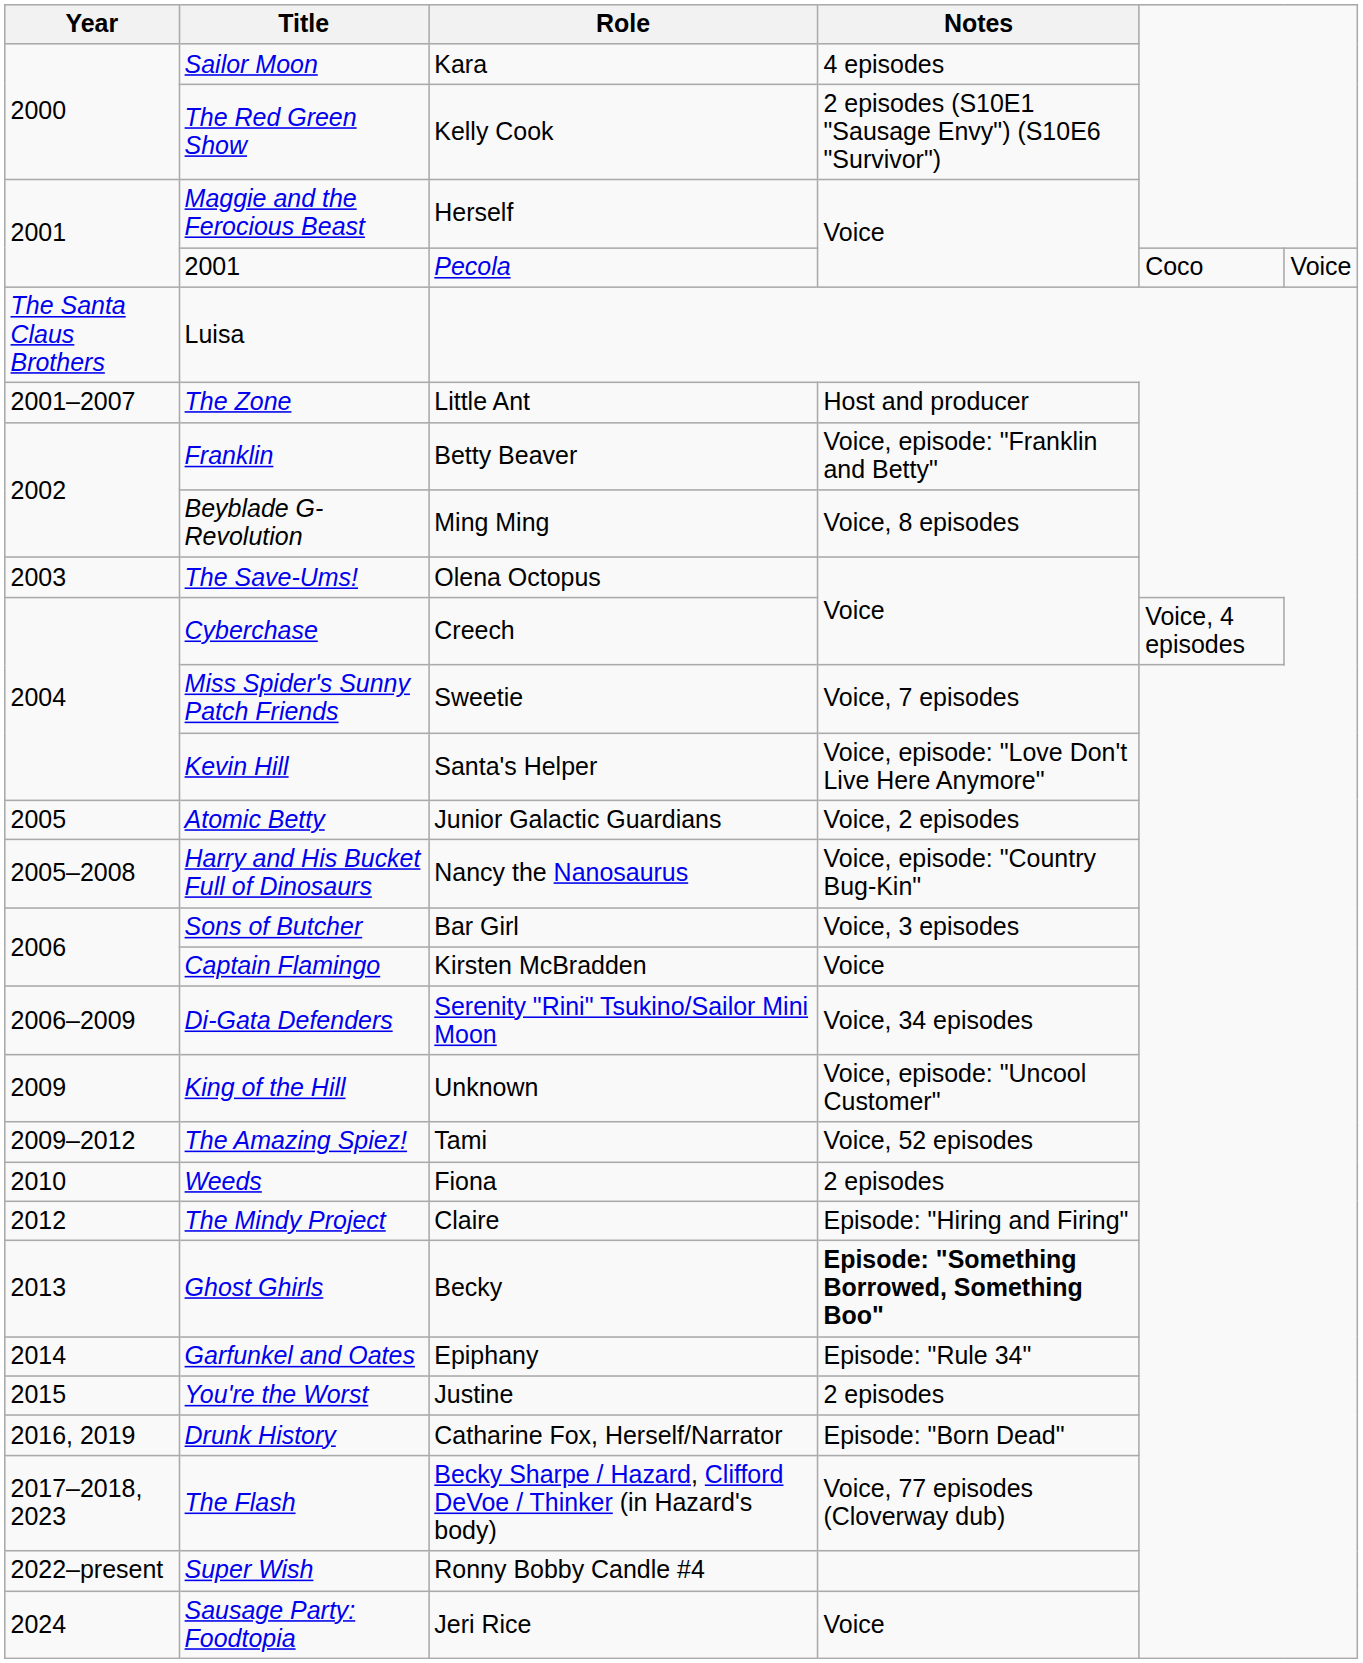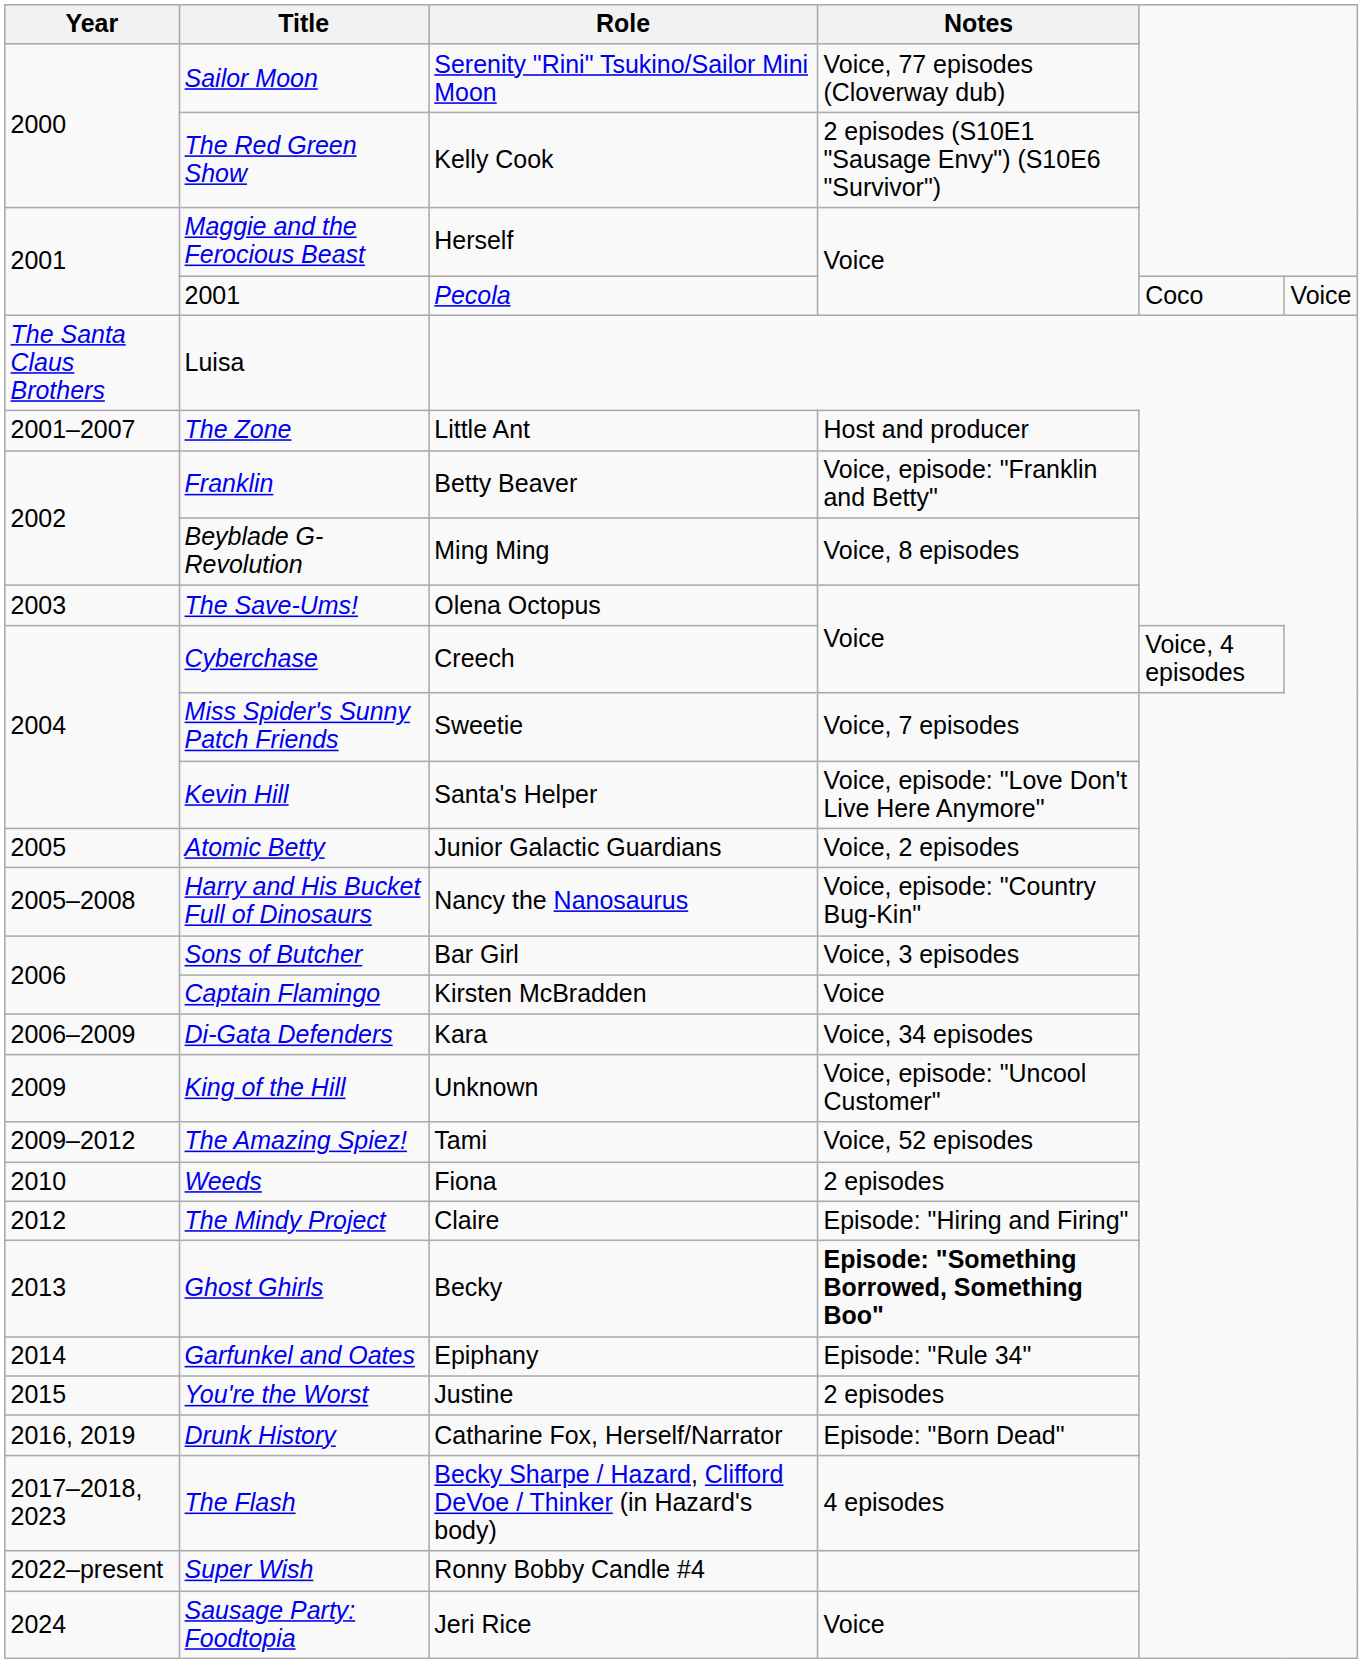(461, 63) Kara -> (621, 77) Serenity "Rini" Tsukino/Sailor Mini Moon
(884, 63) 4 episodes -> (928, 77) Voice, 77 episodes (Cloverway dub)
(621, 1020) Serenity "Rini" Tsukino/Sailor Mini Moon -> (461, 1034) Kara
(928, 1502) Voice, 77 episodes (Cloverway dub) -> (884, 1502) 4 episodes
